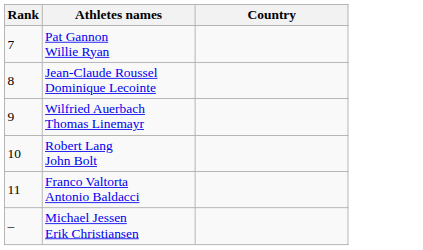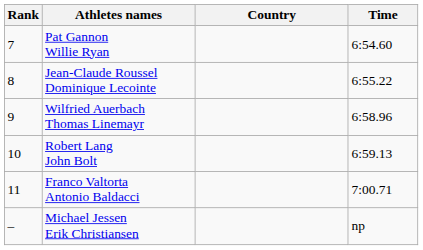+ column: (383, 15)
